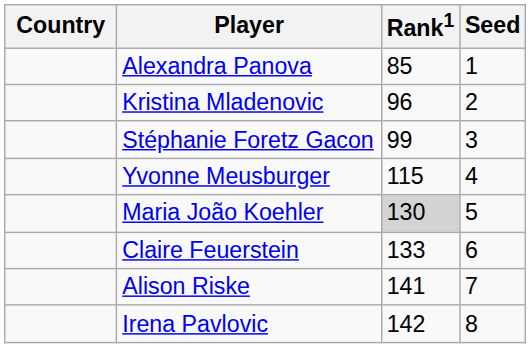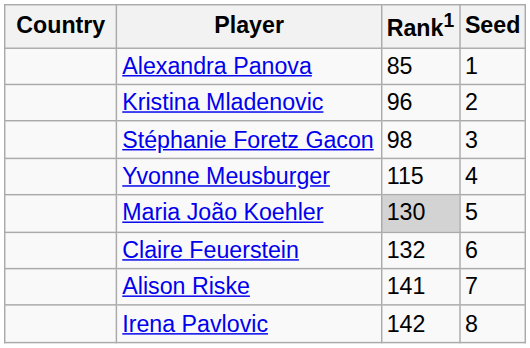(400, 139) 99 -> (400, 139) 98
(406, 249) 133 -> (406, 249) 132
